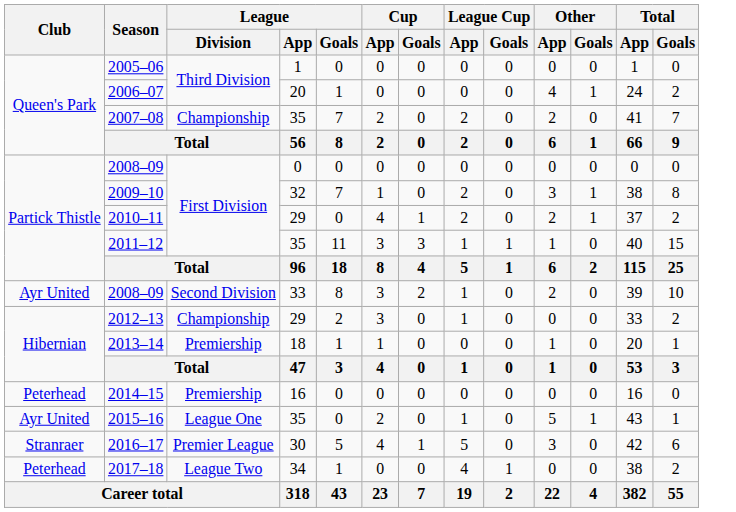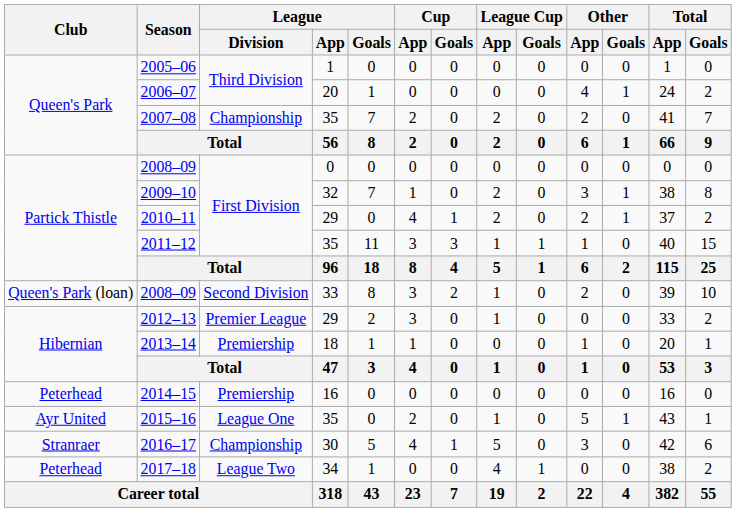(54, 293) Ayr United -> (71, 293) Queen's Park (loan)
(223, 318) Championship -> (256, 318) Premier League
(223, 444) Premier League -> (256, 444) Championship
